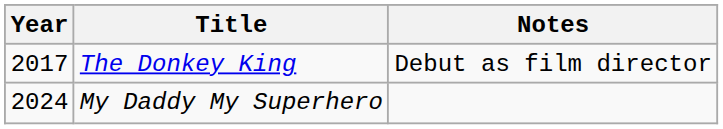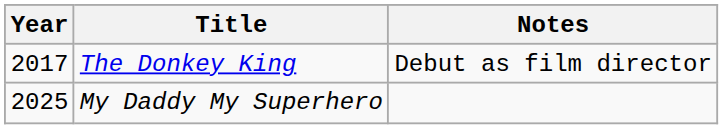(40, 103) 2024 -> (40, 103) 2025
